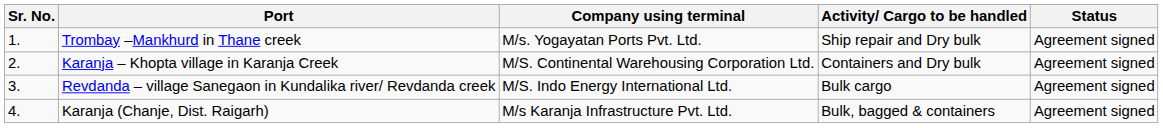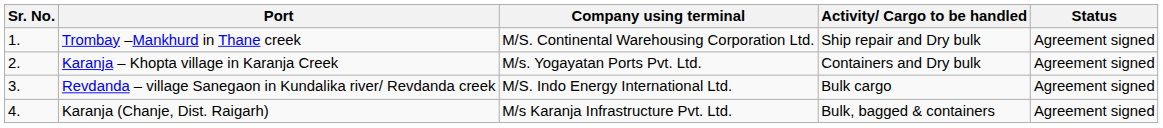(602, 39) M/s. Yogayatan Ports Pvt. Ltd. -> (658, 39) M/S. Continental Warehousing Corporation Ltd.
(658, 63) M/S. Continental Warehousing Corporation Ltd. -> (602, 63) M/s. Yogayatan Ports Pvt. Ltd.
